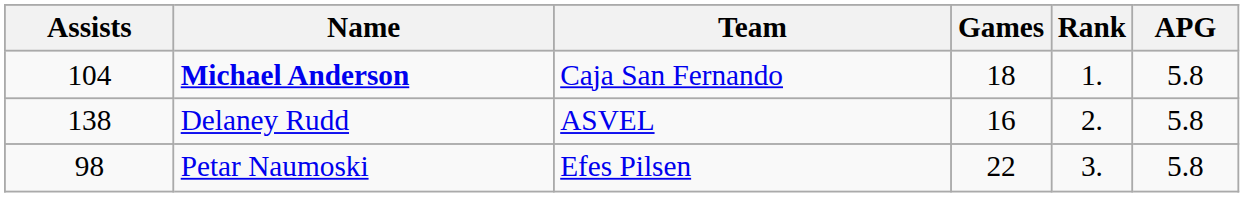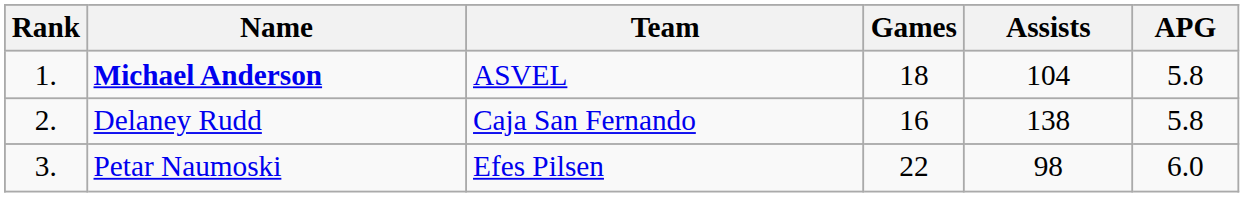columns swapped: (1092, 27) <-> (89, 27)
(672, 74) Caja San Fernando -> (520, 74) ASVEL
(607, 120) ASVEL -> (584, 120) Caja San Fernando
(1185, 167) 5.8 -> (1185, 167) 6.0
